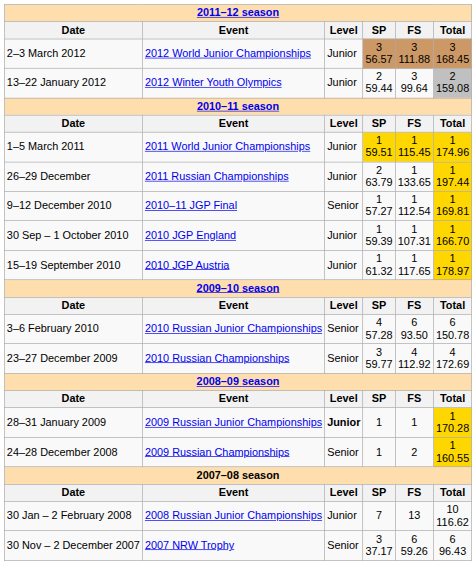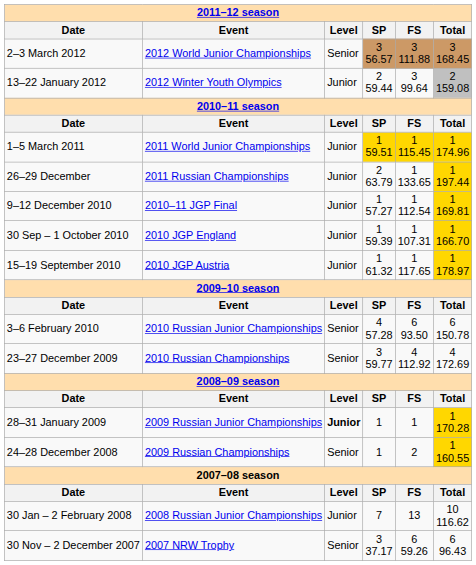(342, 53) Junior -> (343, 53) Senior
(343, 206) Senior -> (342, 206) Junior
